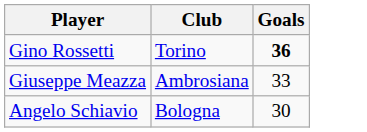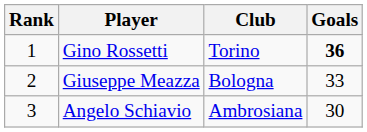+ column: (31, 19)
(202, 80) Ambrosiana -> (241, 80) Bologna
(187, 111) Bologna -> (255, 111) Ambrosiana
